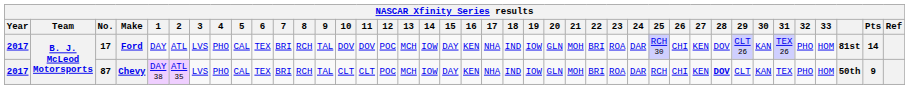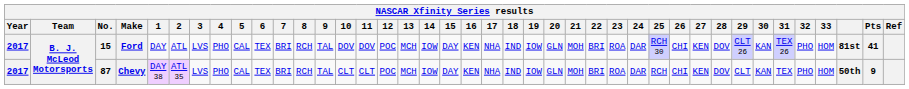(106, 46) 17 -> (106, 46) 15
(873, 46) 14 -> (873, 46) 41
(722, 71) bold -> (722, 71) normal
